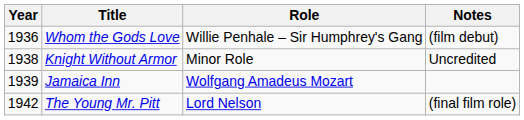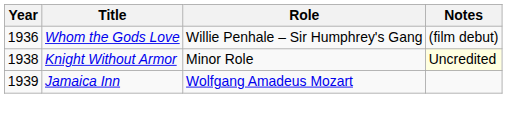(462, 59) no background -> (462, 59) lightyellow background
- row: (102, 103)
